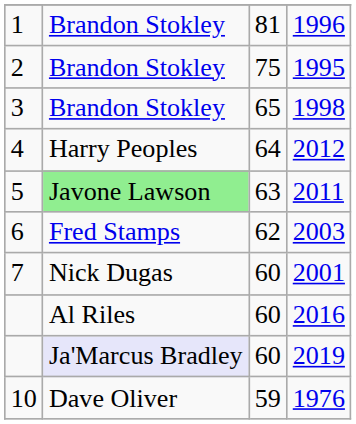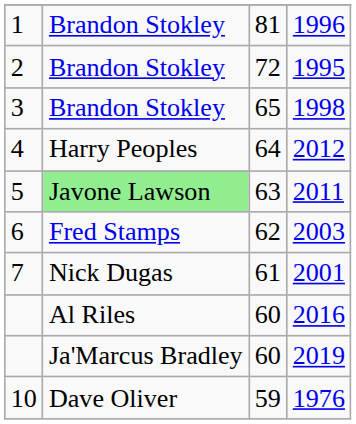(268, 66) 75 -> (268, 66) 72
(268, 273) 60 -> (268, 273) 61
(146, 356) lavender background -> (146, 356) no background
